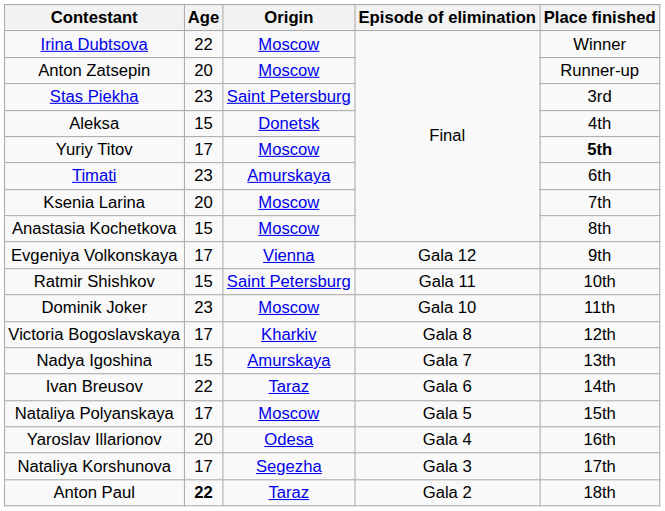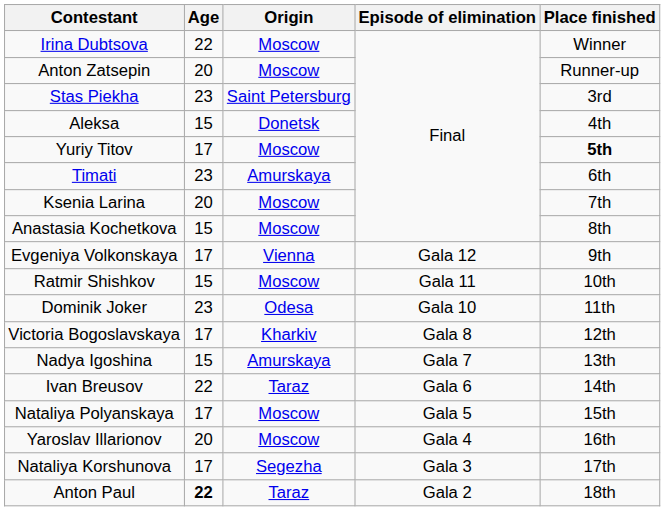(289, 281) Saint Petersburg -> (289, 281) Moscow
(289, 307) Moscow -> (289, 307) Odesa
(289, 439) Odesa -> (289, 439) Moscow
